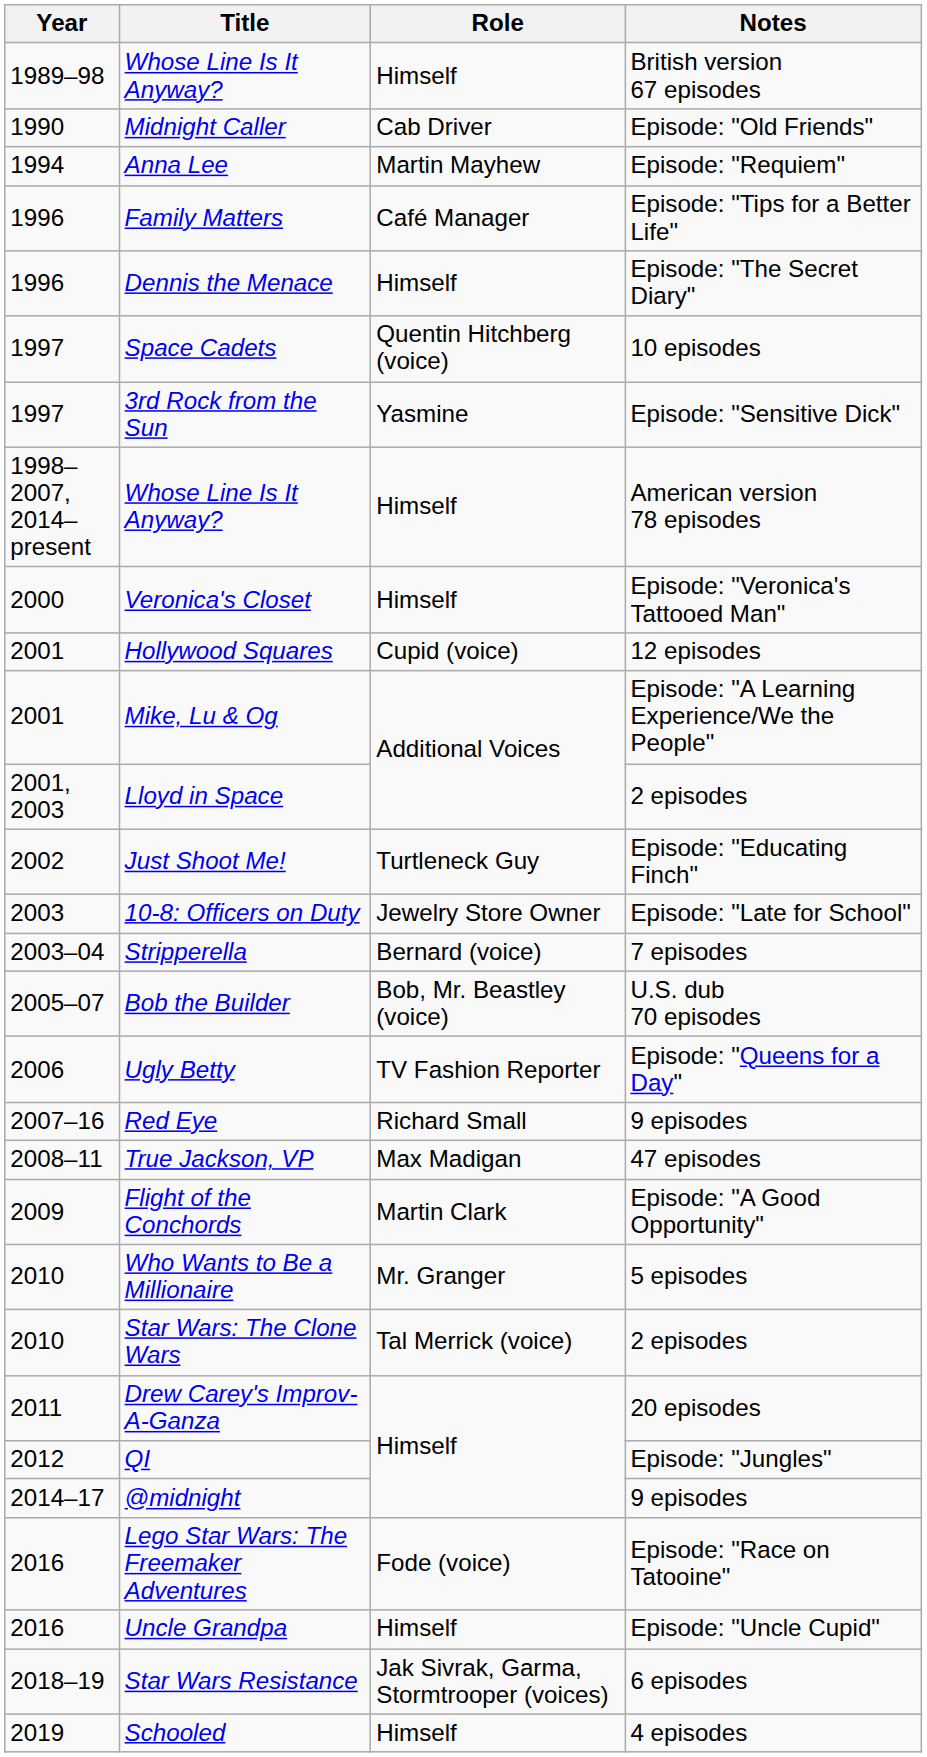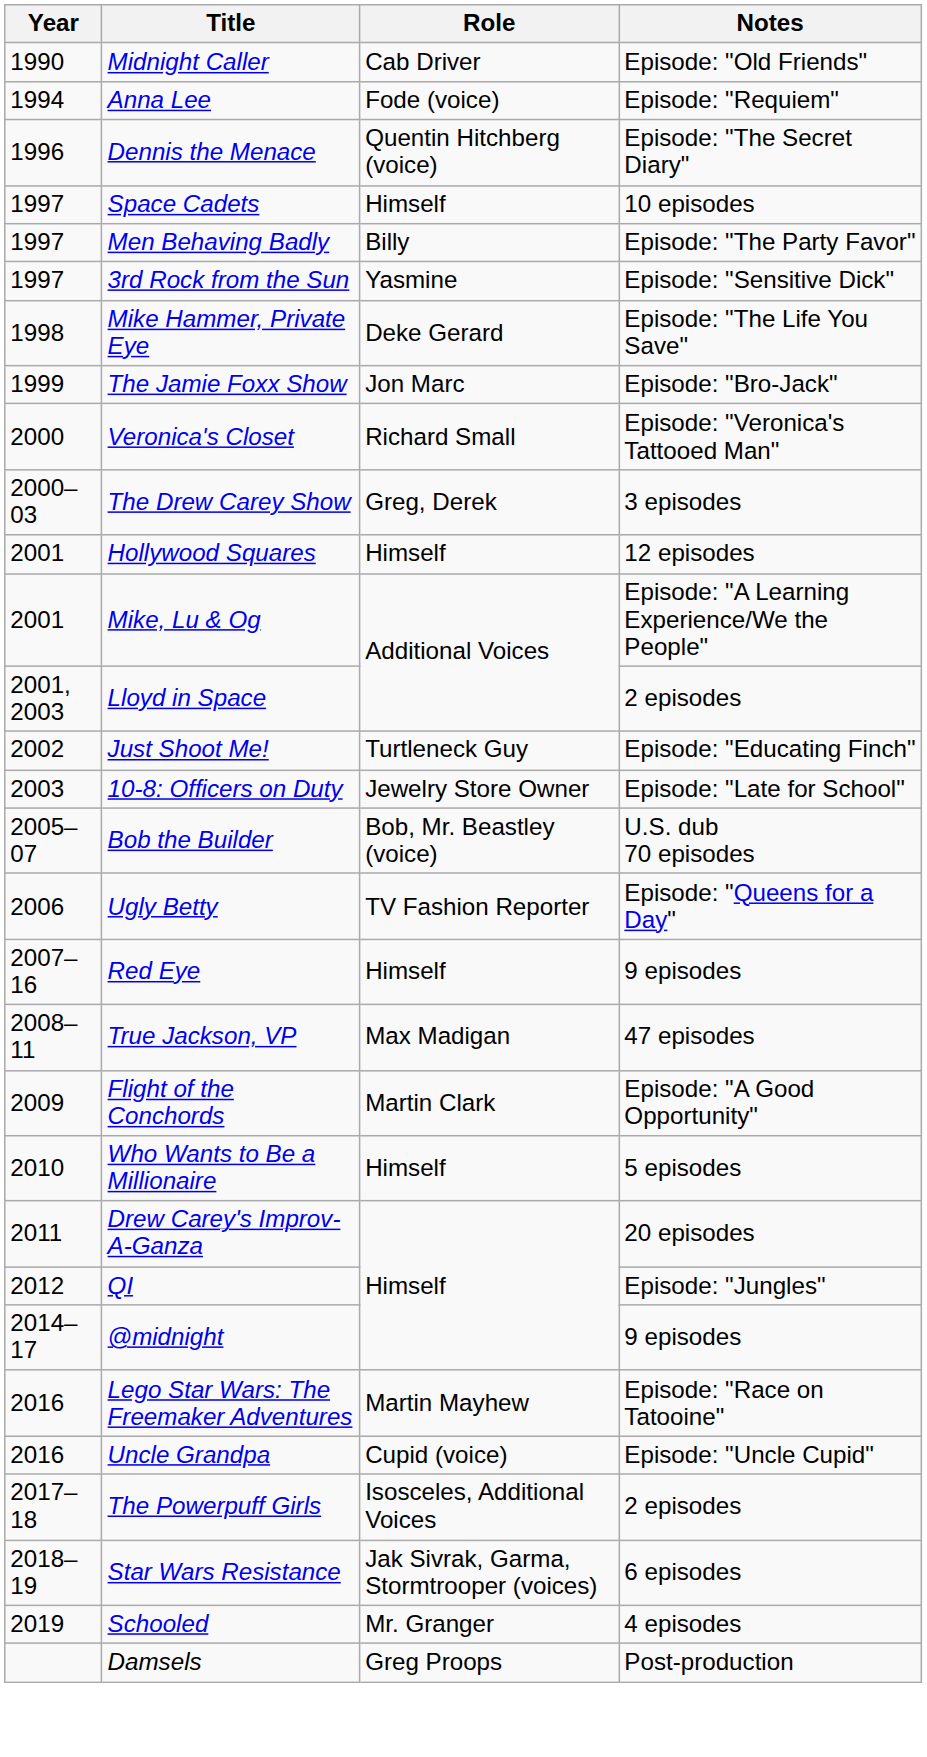- row: (211, 75)
(458, 165) Martin Mayhew -> (432, 100) Fode (voice)
- row: (204, 217)
(417, 283) Himself -> (463, 152) Quentin Hitchberg (voice)
(474, 348) Quentin Hitchberg (voice) -> (405, 204) Himself
+ row: (218, 242)
+ row: (226, 332)
- row: (211, 506)
+ row: (227, 384)
(417, 599) Himself -> (440, 436) Richard Small
+ row: (229, 501)
(447, 651) Cupid (voice) -> (405, 553) Himself
- row: (186, 951)
(451, 1121) Richard Small -> (405, 971) Himself
(441, 1276) Mr. Granger -> (405, 1168) Himself
- row: (241, 1342)
(443, 1563) Fode (voice) -> (447, 1402) Martin Mayhew
(417, 1628) Himself -> (436, 1454) Cupid (voice)
+ row: (214, 1506)
(417, 1732) Himself -> (430, 1624) Mr. Granger
+ row: (155, 1662)
